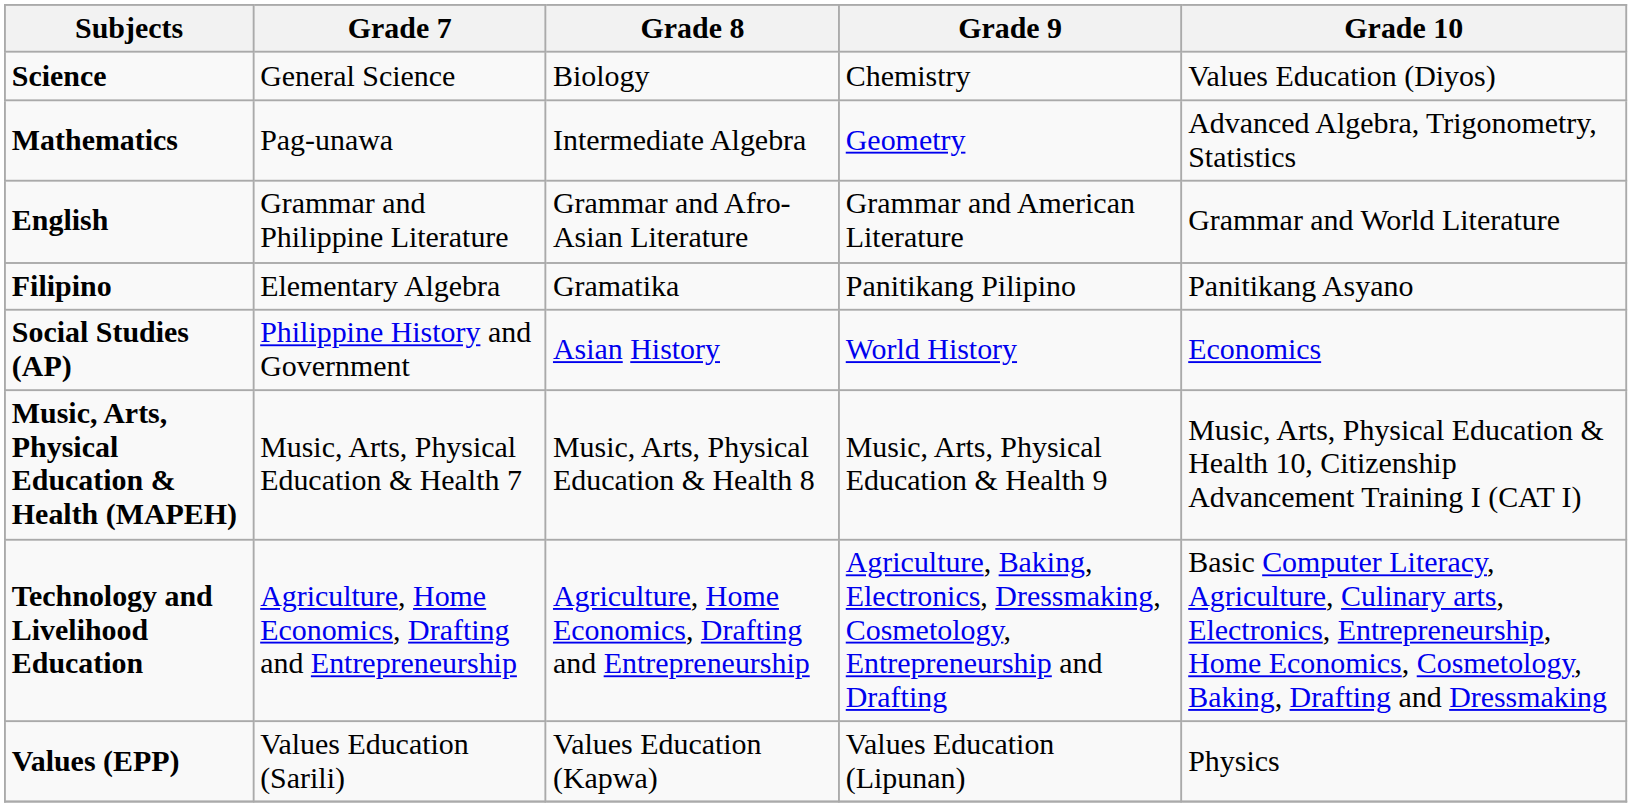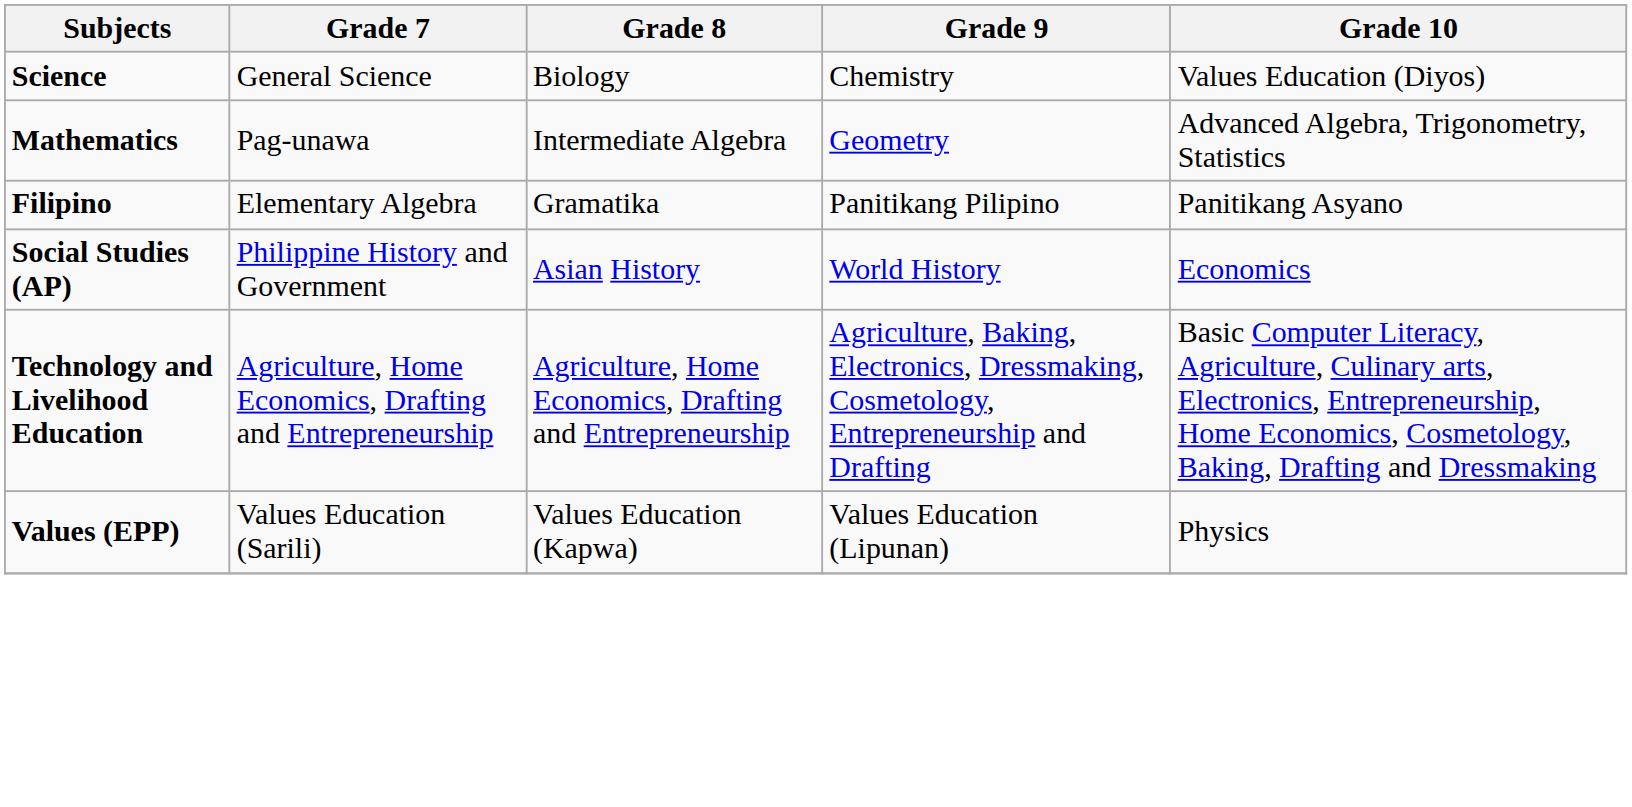- row: (60, 221)
- row: (124, 464)
